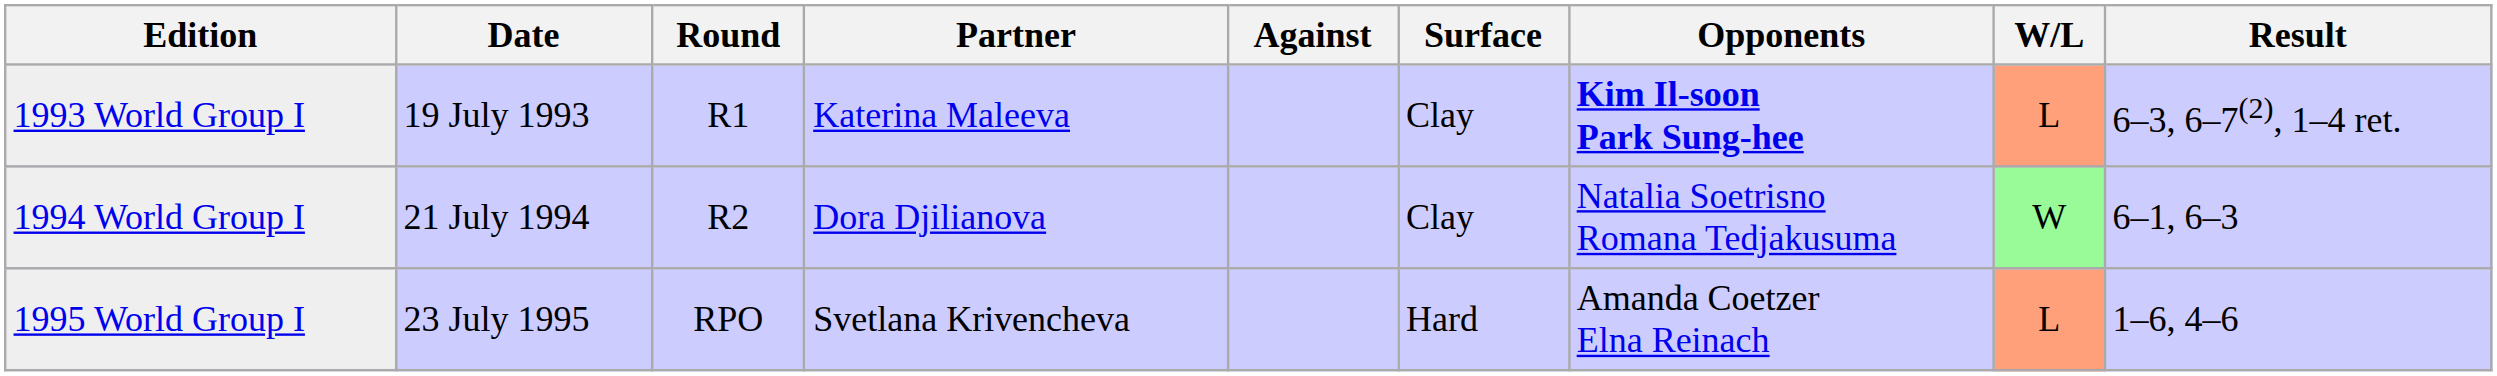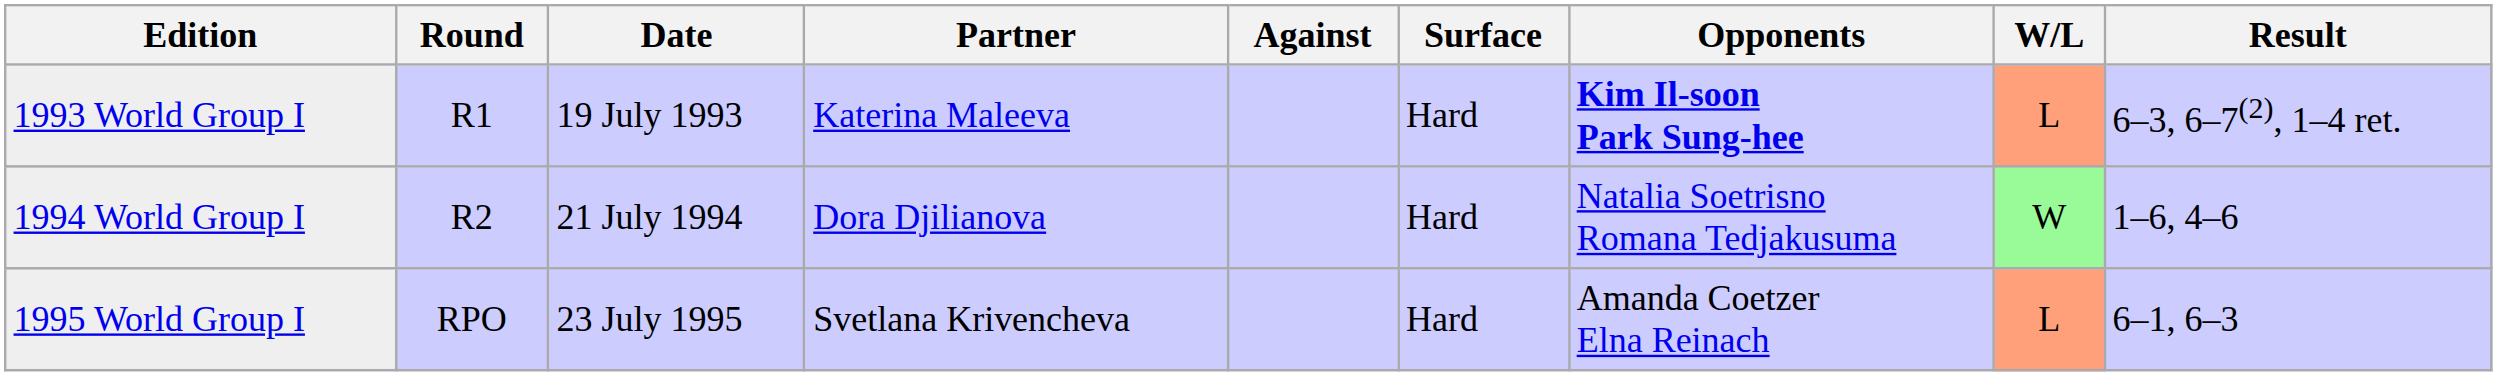columns swapped: (728, 34) <-> (524, 34)
(1440, 115) Clay -> (1442, 115) Hard
(1440, 217) Clay -> (1442, 217) Hard
(2175, 217) 6–1, 6–3 -> (2175, 217) 1–6, 4–6
(2175, 319) 1–6, 4–6 -> (2175, 319) 6–1, 6–3
